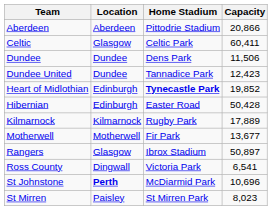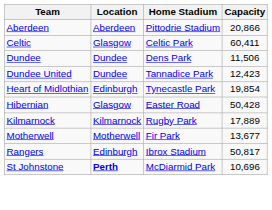(183, 89) bold -> (180, 89) normal
(245, 89) 19,852 -> (245, 89) 19,854
(115, 105) Edinburgh -> (112, 105) Glasgow
(112, 151) Glasgow -> (115, 151) Edinburgh
(245, 151) 50,897 -> (245, 151) 50,817
- row: (34, 167)
- row: (26, 197)
